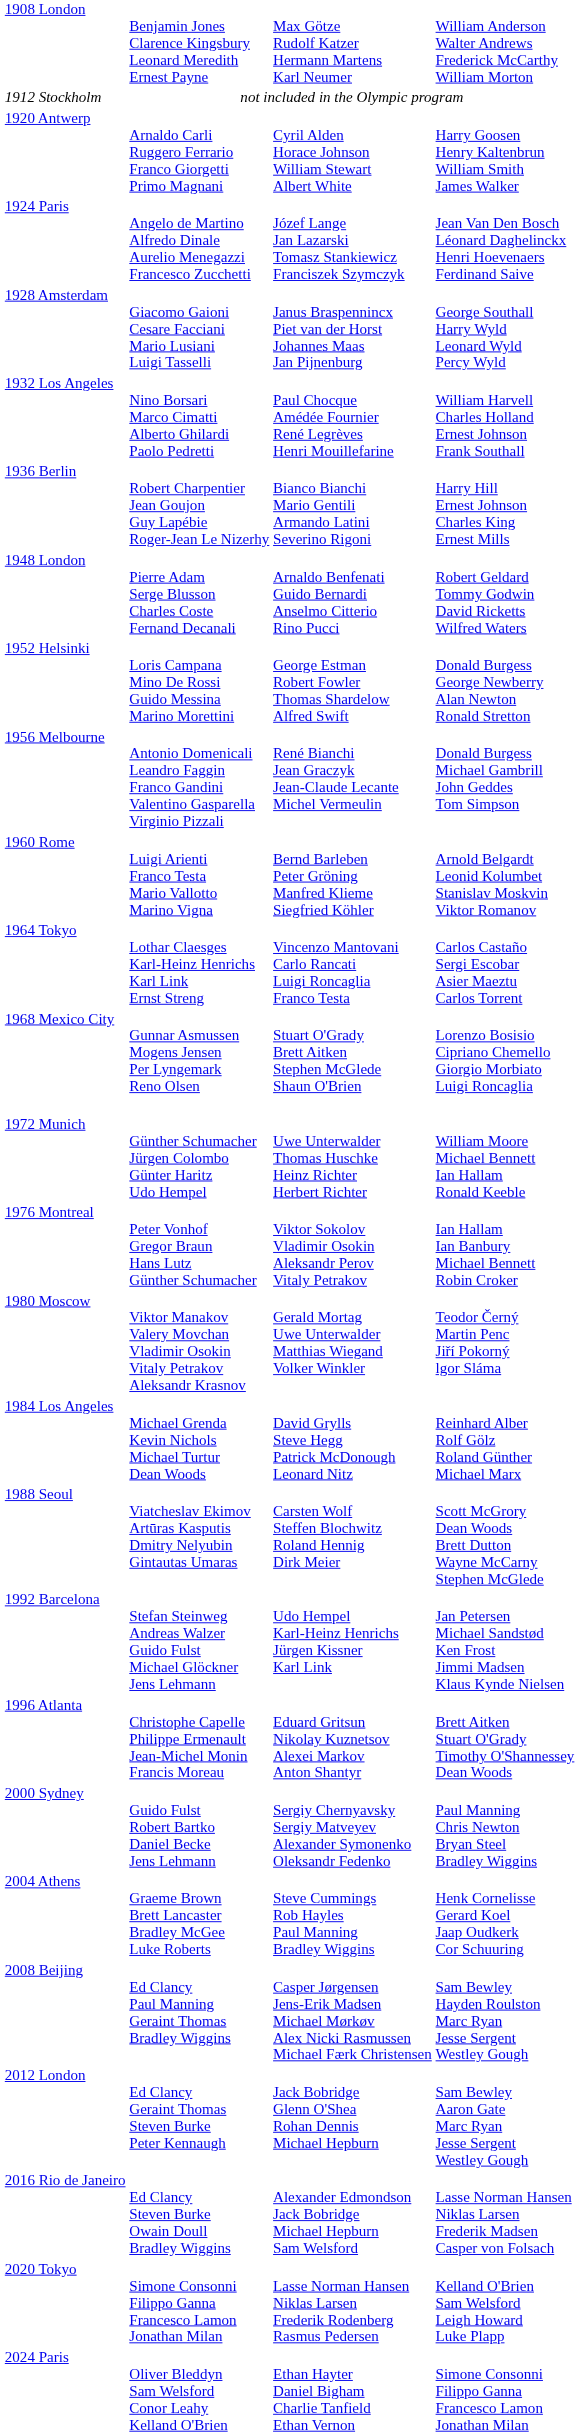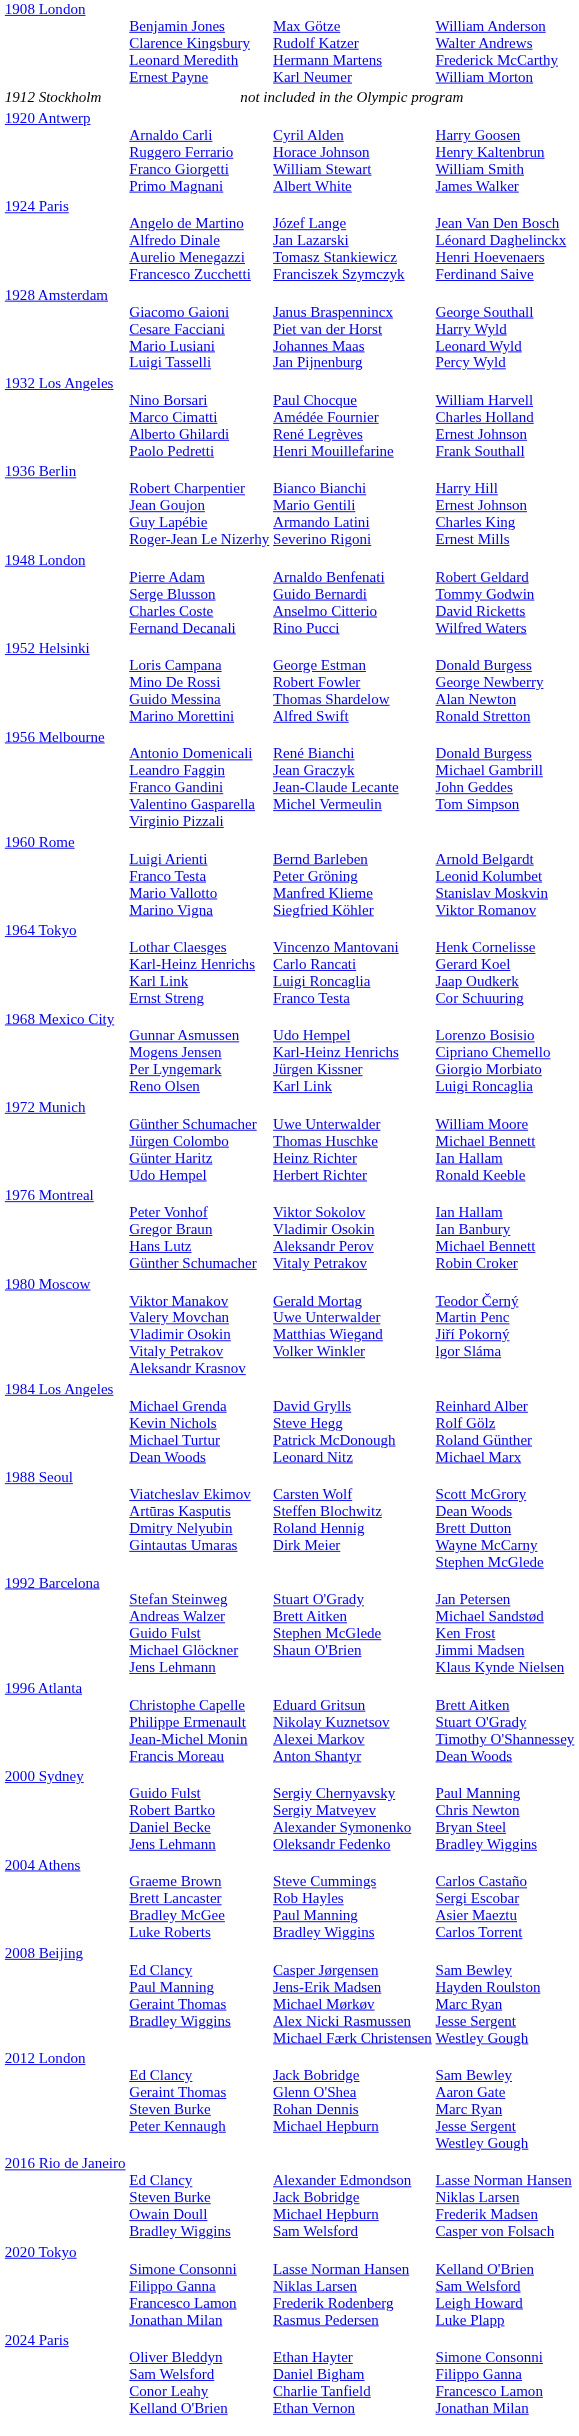(481, 972) Carlos Castaño Sergi Escobar Asier Maeztu Carlos Torrent -> (485, 972) Henk Cornelisse Gerard Koel Jaap Oudkerk Cor Schuuring
(327, 1069) Stuart O'Grady Brett Aitken Stephen McGlede Shaun O'Brien -> (336, 1061) Udo Hempel Karl-Heinz Henrichs Jürgen Kissner Karl Link
(336, 1642) Udo Hempel Karl-Heinz Henrichs Jürgen Kissner Karl Link -> (327, 1633) Stuart O'Grady Brett Aitken Stephen McGlede Shaun O'Brien
(485, 1924) Henk Cornelisse Gerard Koel Jaap Oudkerk Cor Schuuring -> (481, 1907) Carlos Castaño Sergi Escobar Asier Maeztu Carlos Torrent
